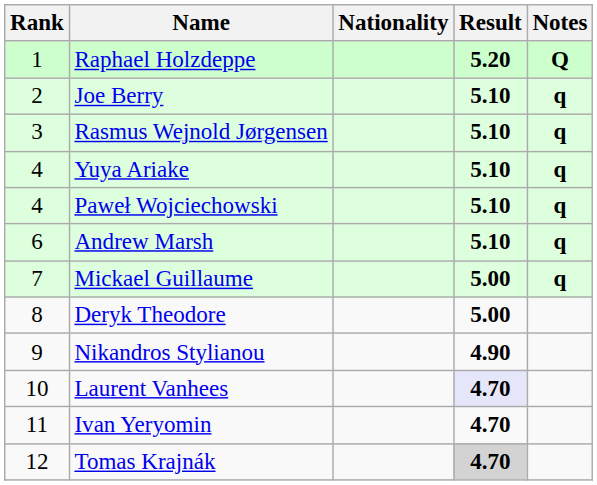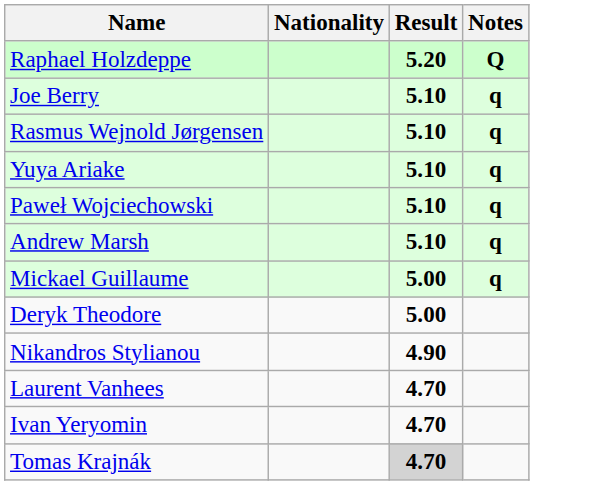- column: (37, 22)
(490, 388) lavender background -> (426, 388) no background
